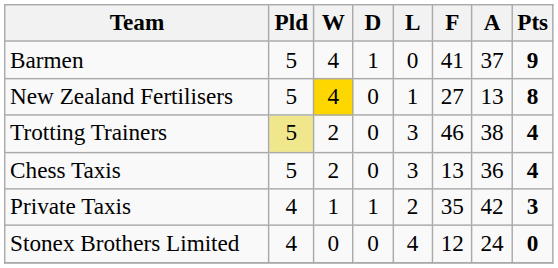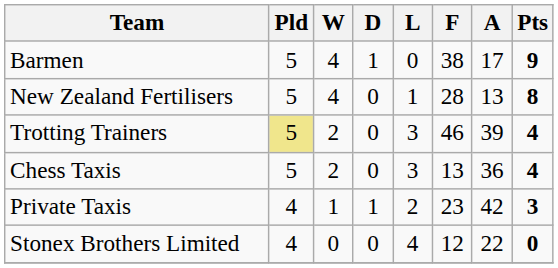(452, 59) 41 -> (452, 59) 38
(492, 59) 37 -> (492, 59) 17
(333, 96) gold background -> (333, 96) no background
(452, 96) 27 -> (452, 96) 28
(492, 133) 38 -> (492, 133) 39
(452, 206) 35 -> (452, 206) 23
(492, 243) 24 -> (492, 243) 22
